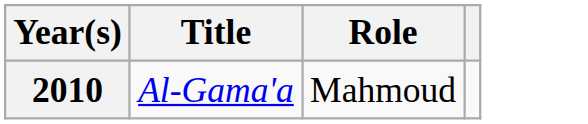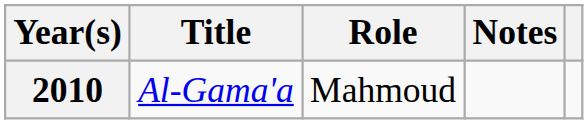+ column: (515, 32)
